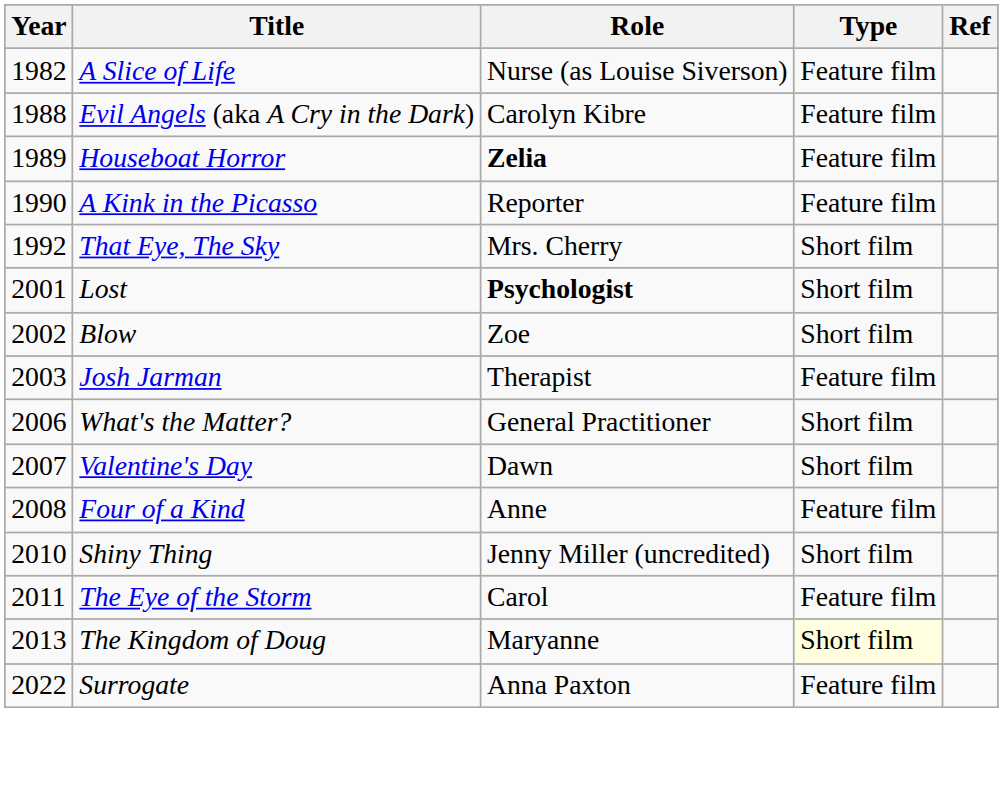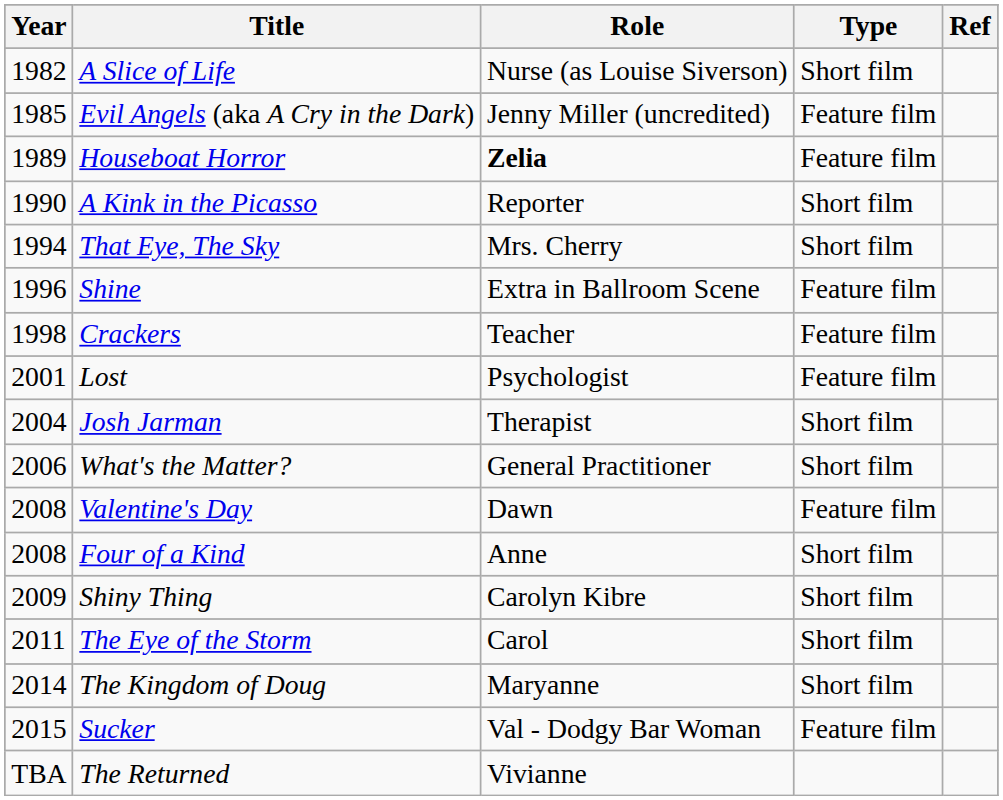(868, 70) Feature film -> (857, 70) Short film
(39, 114) 1988 -> (39, 114) 1985
(567, 114) Carolyn Kibre -> (628, 114) Jenny Miller (uncredited)
(868, 202) Feature film -> (857, 202) Short film
(39, 245) 1992 -> (39, 245) 1994
+ row: (110, 289)
+ row: (130, 333)
(560, 289) bold -> (558, 377) normal
(857, 289) Short film -> (868, 377) Feature film
- row: (108, 333)
(39, 377) 2003 -> (39, 421) 2004
(868, 377) Feature film -> (857, 421) Short film
(39, 465) 2007 -> (39, 509) 2008
(857, 465) Short film -> (868, 509) Feature film
(868, 509) Feature film -> (857, 553) Short film
(39, 553) 2010 -> (39, 597) 2009
(628, 553) Jenny Miller (uncredited) -> (567, 597) Carolyn Kibre
(868, 597) Feature film -> (857, 641) Short film
(39, 641) 2013 -> (39, 684) 2014
(857, 641) lightyellow background -> (857, 684) no background
+ row: (117, 728)
- row: (134, 684)
+ row: (154, 772)
